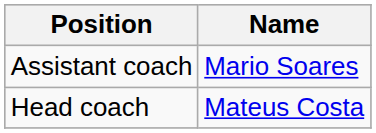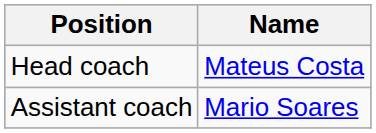rows swapped: (80, 107) <-> (102, 66)
